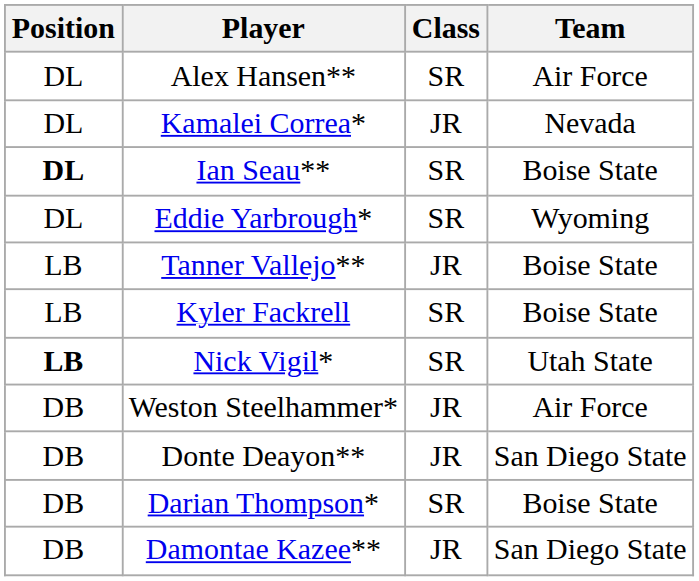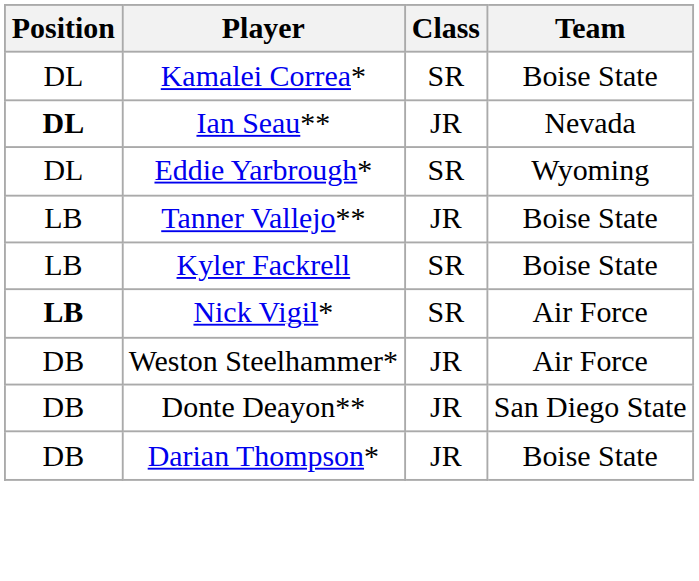- row: (263, 75)
(446, 123) JR -> (446, 75) SR
(590, 123) Nevada -> (590, 75) Boise State
(446, 170) SR -> (446, 123) JR
(590, 170) Boise State -> (590, 123) Nevada
(590, 360) Utah State -> (590, 312) Air Force
(446, 502) SR -> (446, 455) JR
- row: (263, 550)
